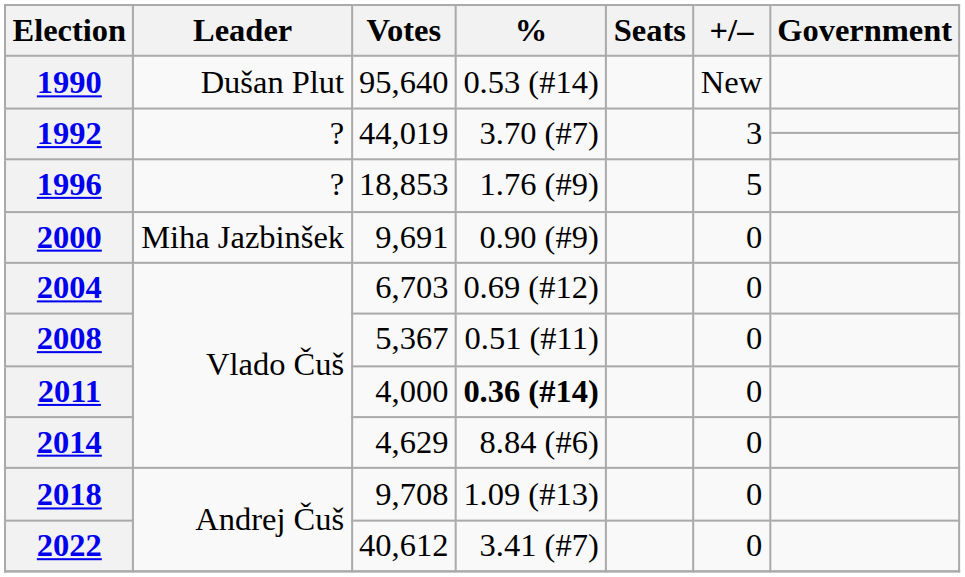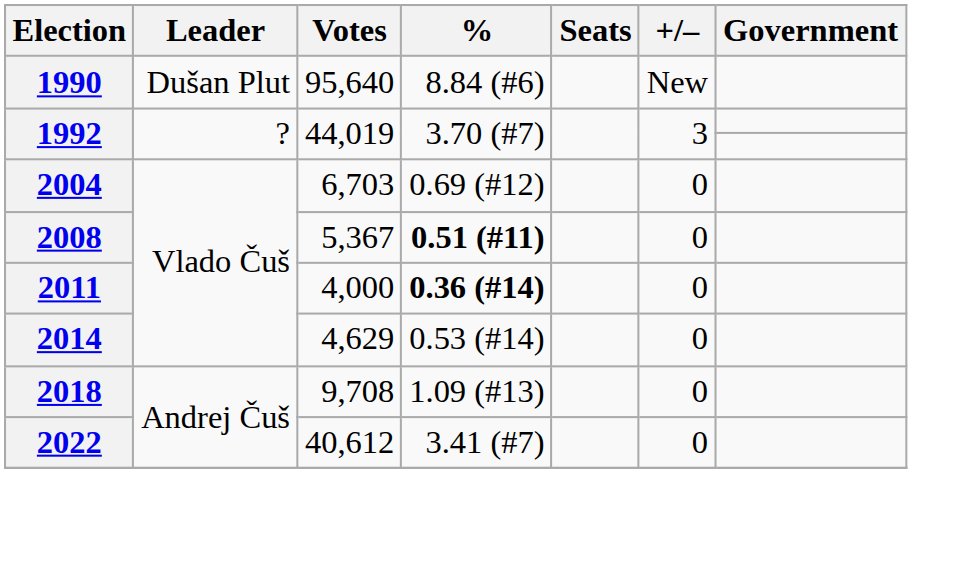(531, 81) 0.53 (#14) -> (485, 81) 8.84 (#6)
- row: (69, 184)
- row: (69, 236)
(532, 339) normal -> (478, 236) bold
(539, 442) 8.84 (#6) -> (477, 339) 0.53 (#14)
